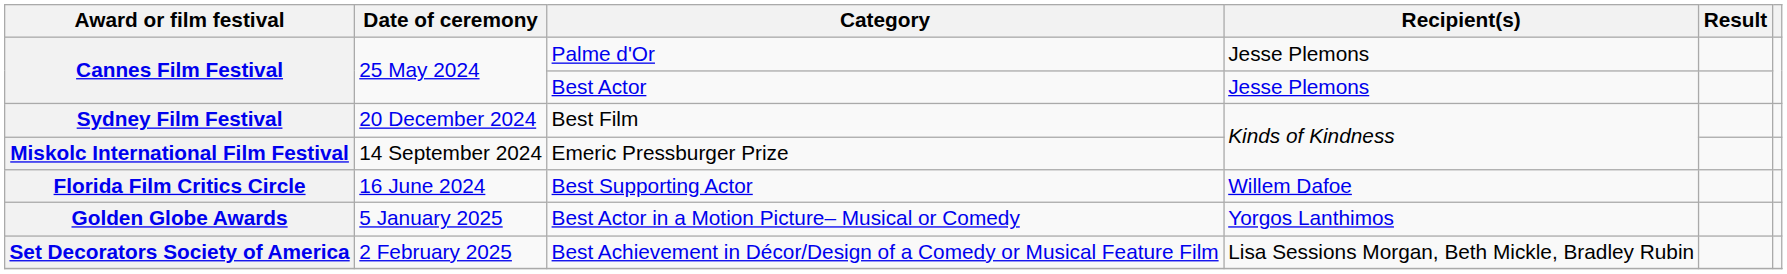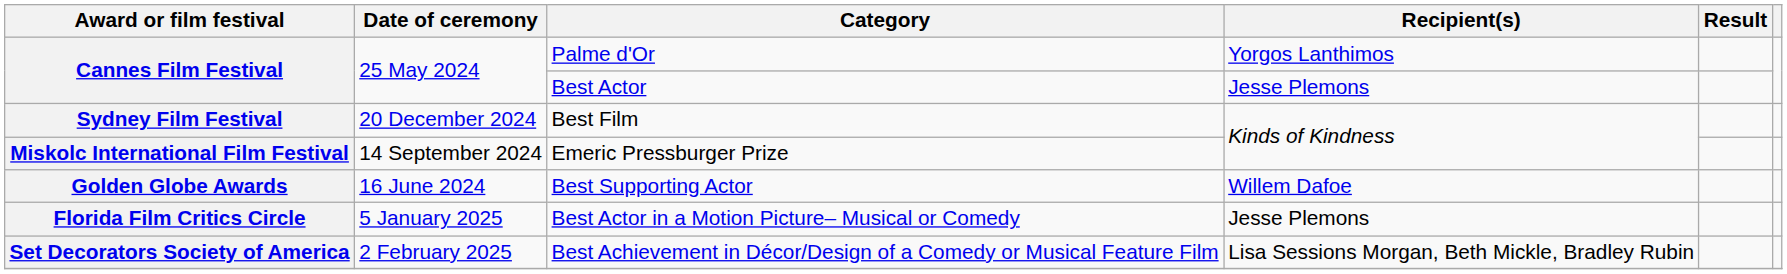(1299, 53) Jesse Plemons -> (1311, 53) Yorgos Lanthimos
(180, 185) Florida Film Critics Circle -> (180, 185) Golden Globe Awards
(180, 218) Golden Globe Awards -> (180, 218) Florida Film Critics Circle
(1311, 218) Yorgos Lanthimos -> (1299, 218) Jesse Plemons
